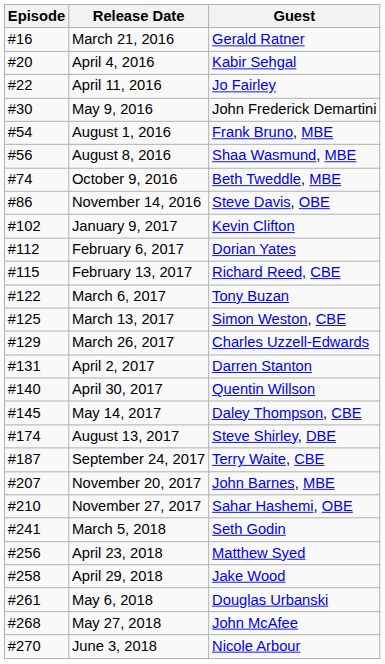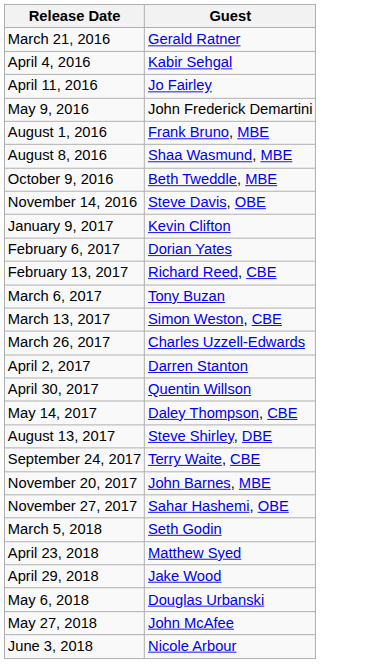- column: (36, 16)
